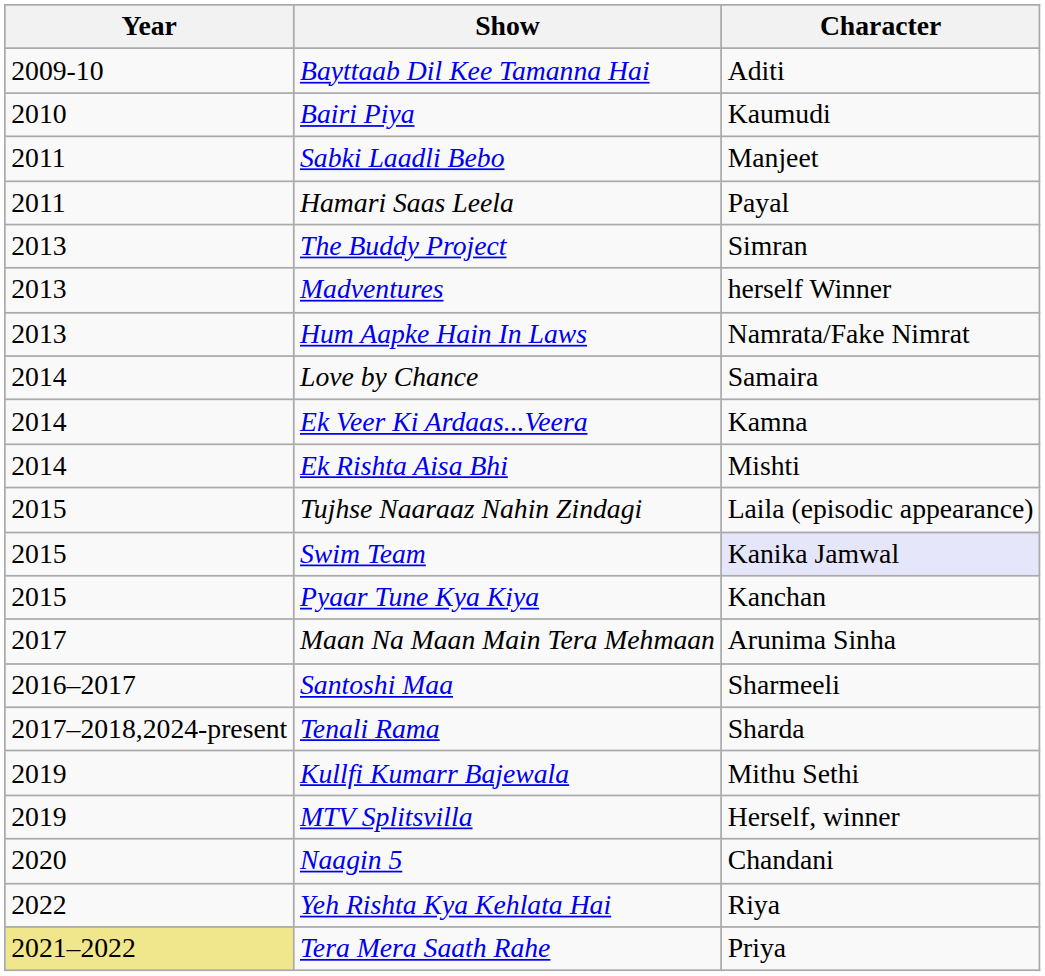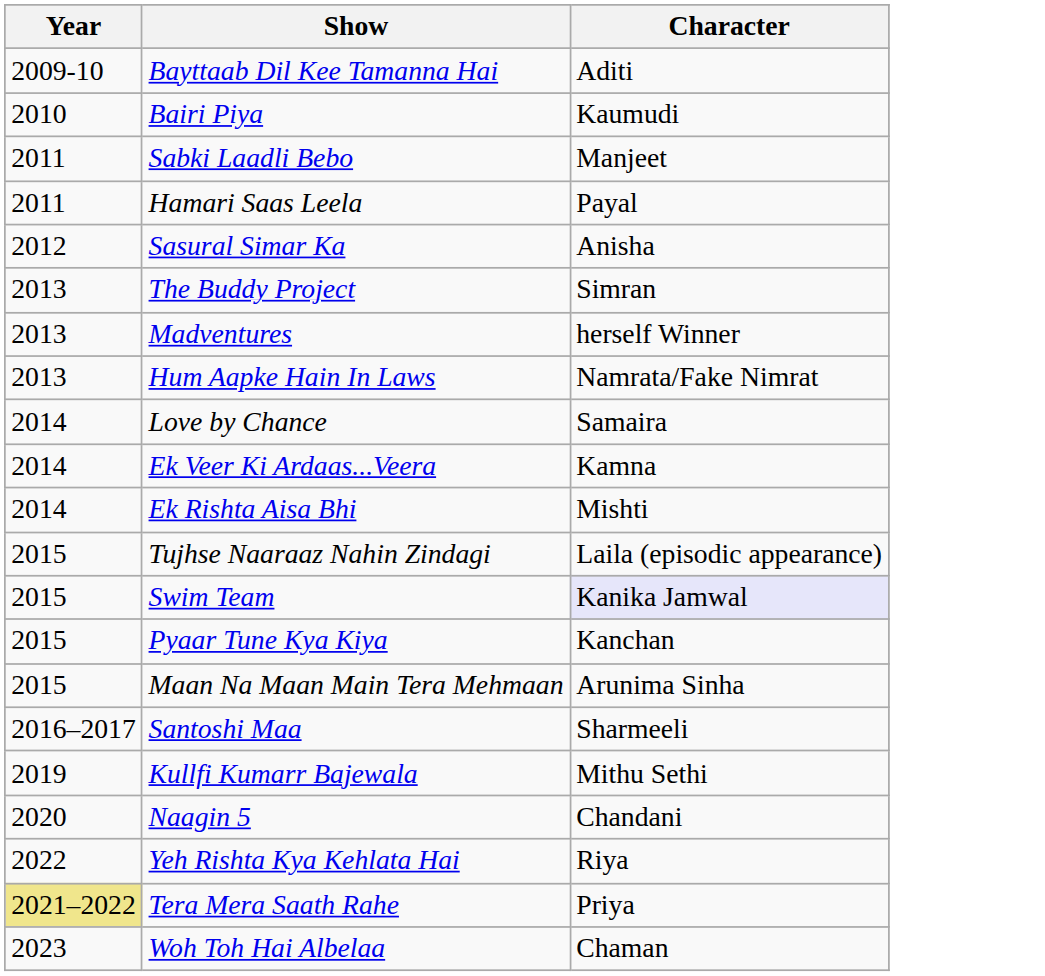+ row: (247, 245)
(39, 641) 2017 -> (39, 684) 2015
- row: (370, 728)
- row: (386, 816)
+ row: (267, 948)
